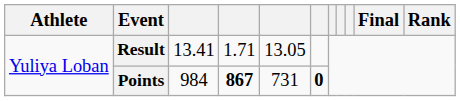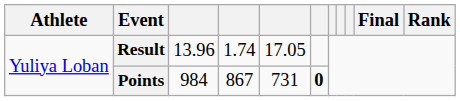(194, 50) 13.41 -> (194, 50) 13.96
(239, 50) 1.71 -> (239, 50) 1.74
(285, 50) 13.05 -> (285, 50) 17.05
(239, 80) bold -> (239, 80) normal
